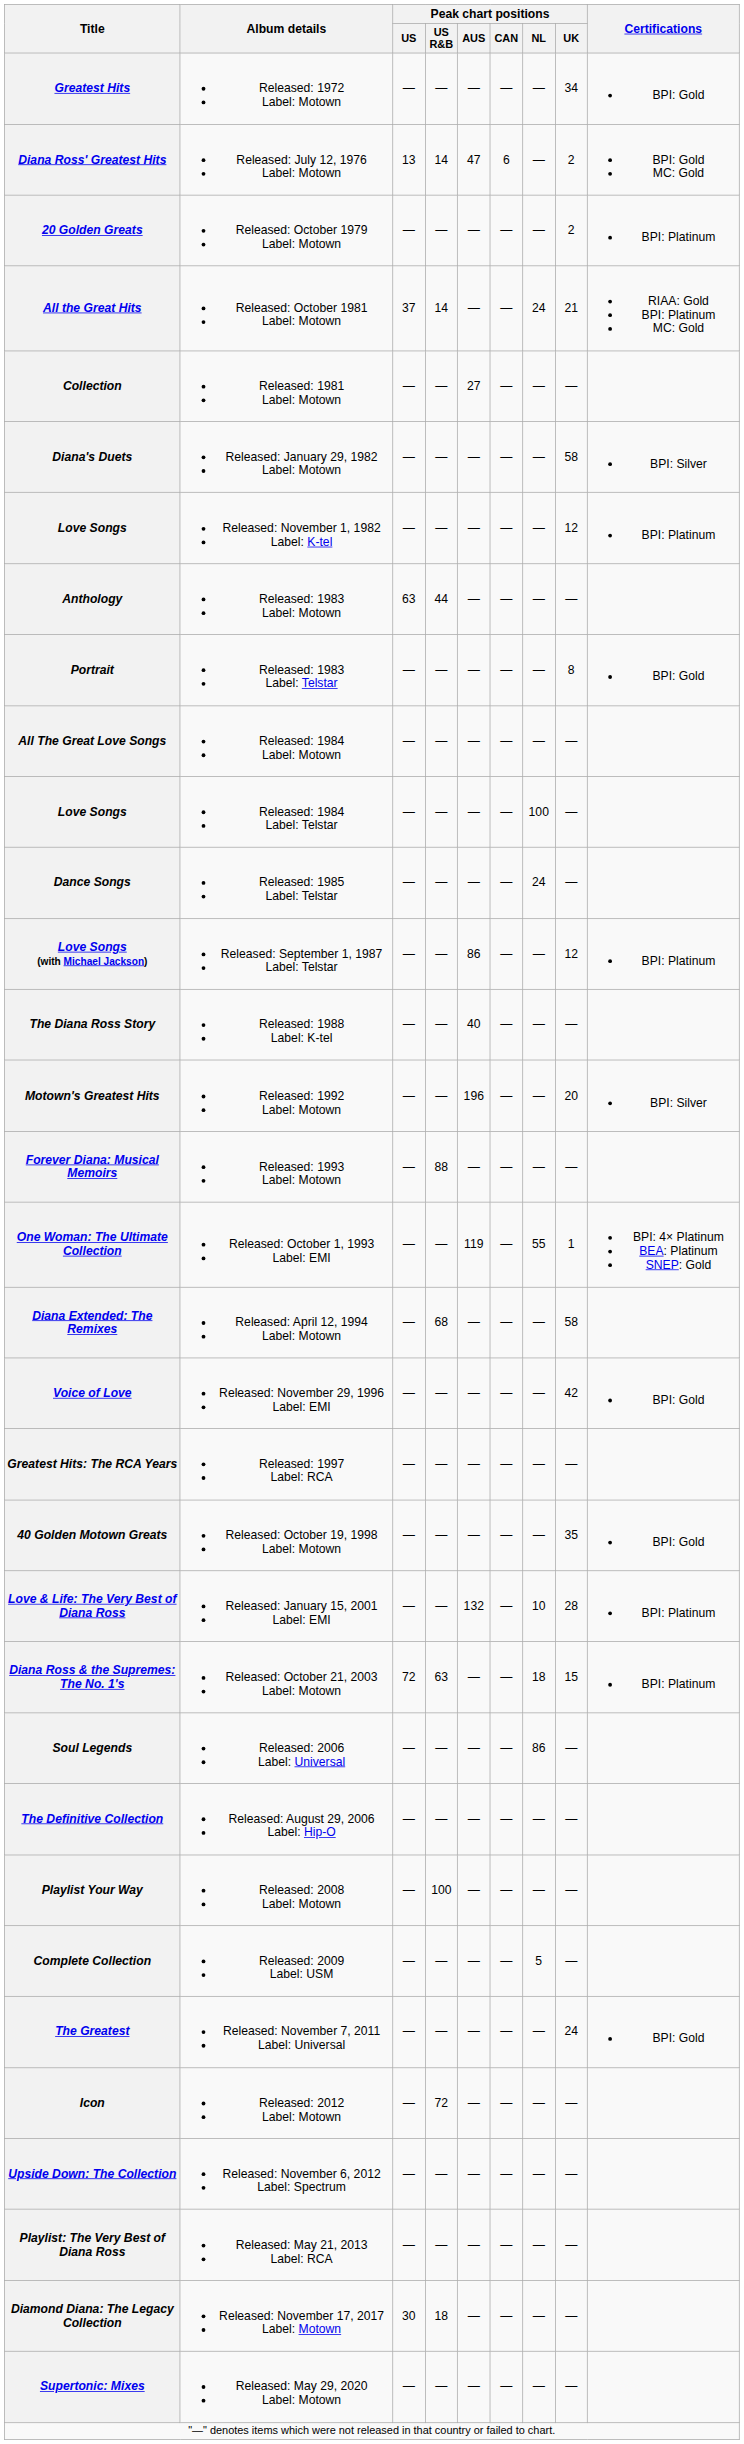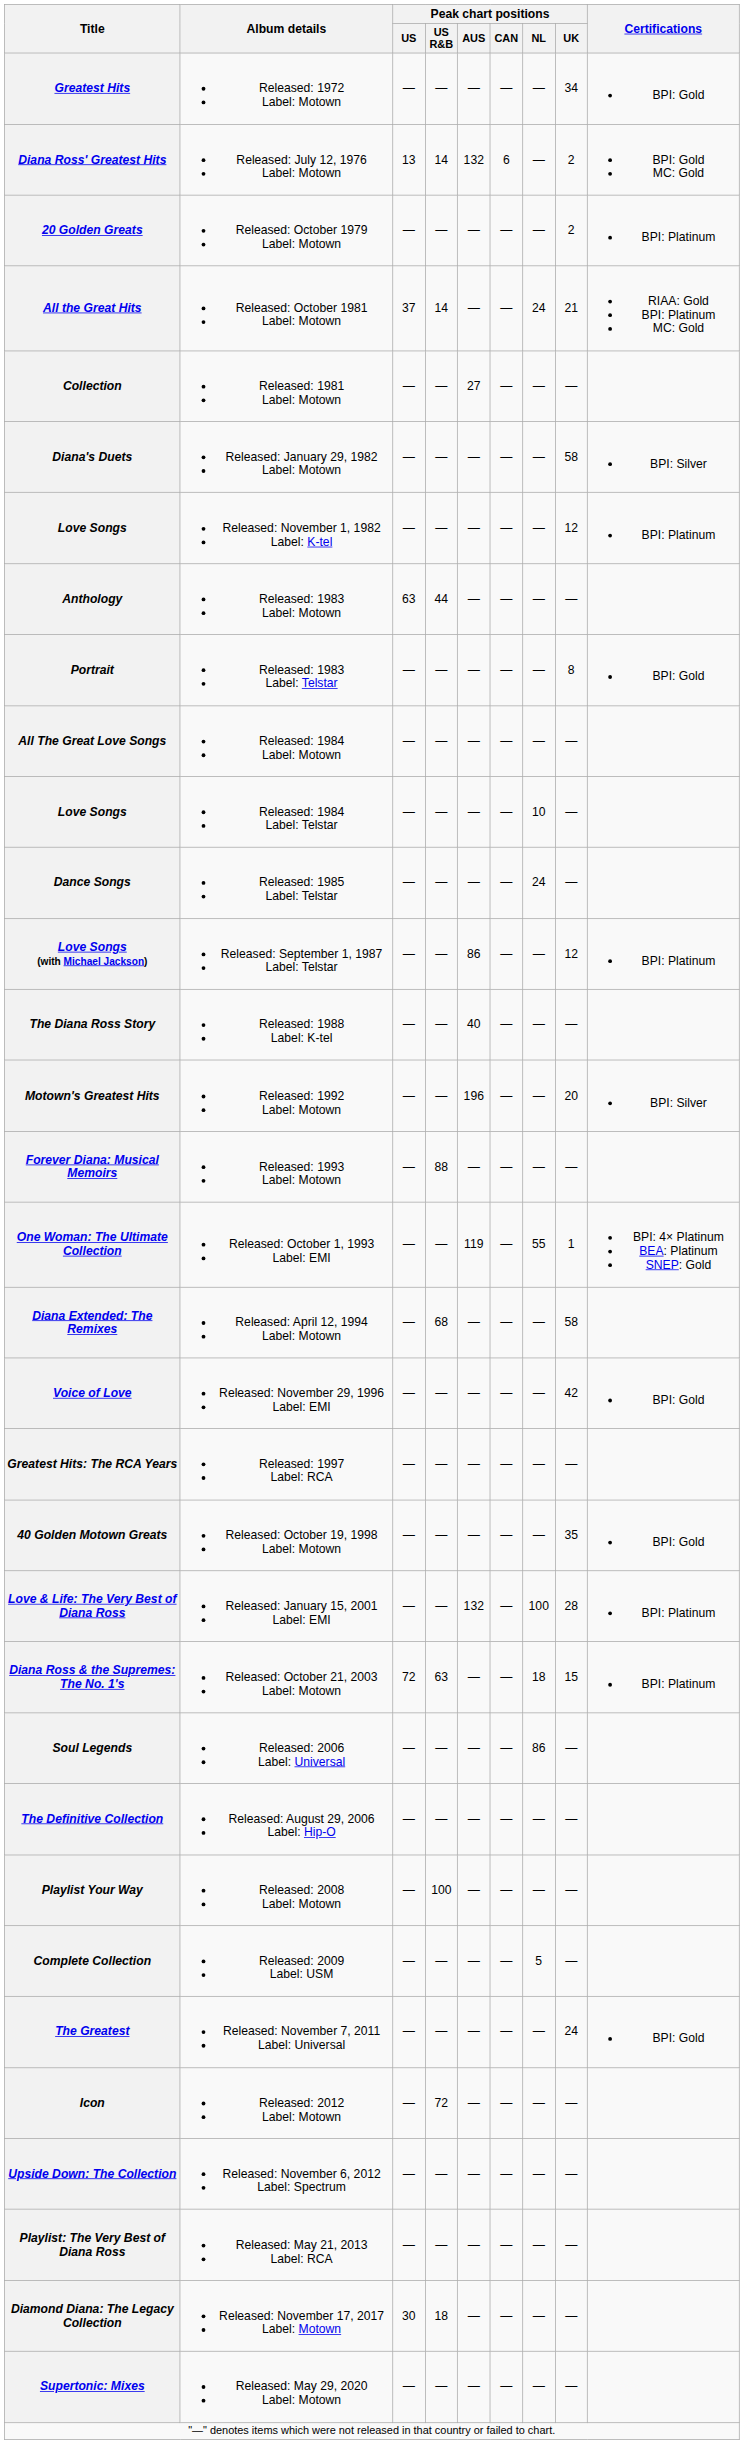(474, 159) 47 -> (474, 159) 132
(539, 812) 100 -> (539, 812) 10
(539, 1606) 10 -> (539, 1606) 100
